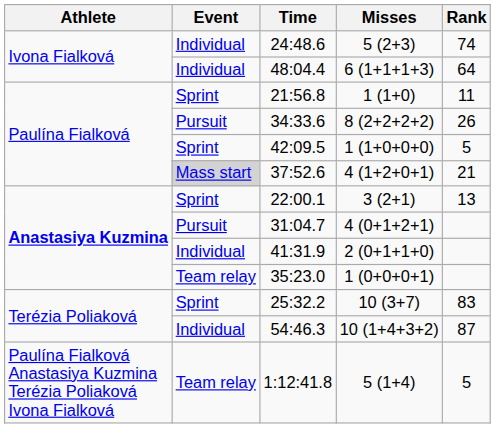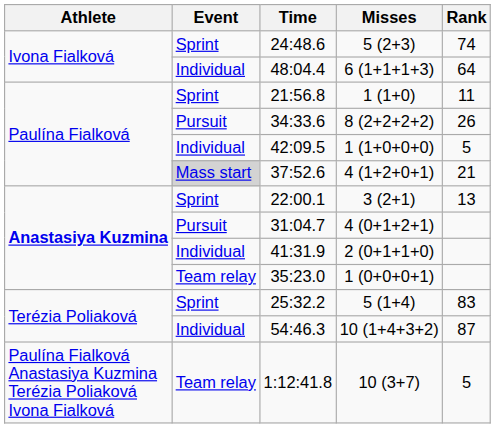(210, 44) Individual -> (197, 44) Sprint
(197, 148) Sprint -> (210, 148) Individual
(389, 303) 10 (3+7) -> (389, 303) 5 (1+4)
(389, 382) 5 (1+4) -> (389, 382) 10 (3+7)
